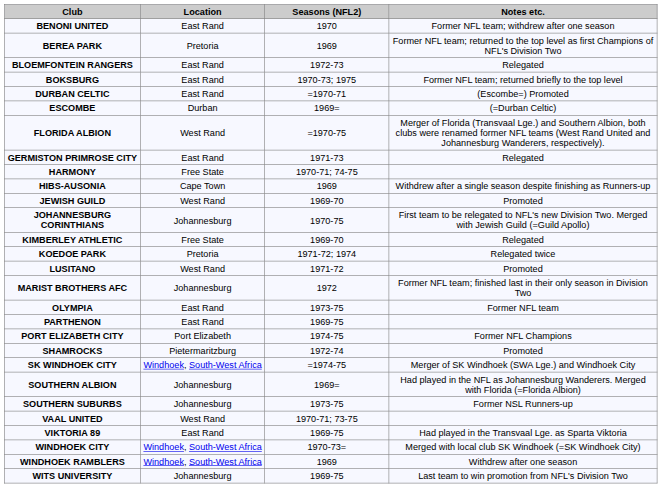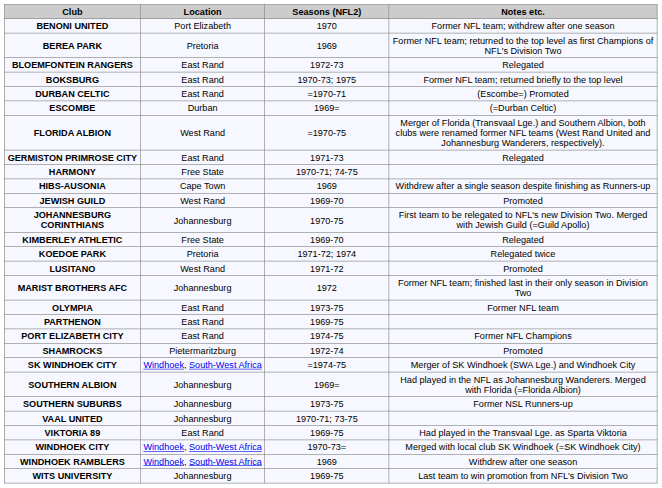(203, 26) East Rand -> (203, 26) Port Elizabeth
(203, 336) Port Elizabeth -> (203, 336) East Rand
(203, 418) West Rand -> (203, 418) Johannesburg
